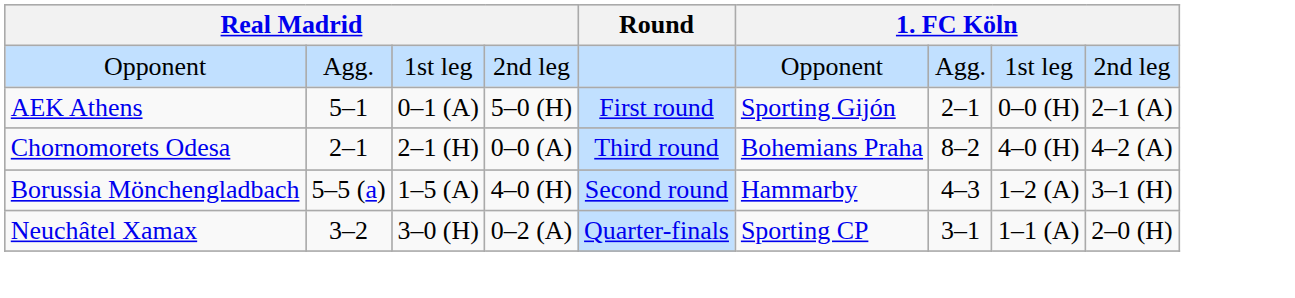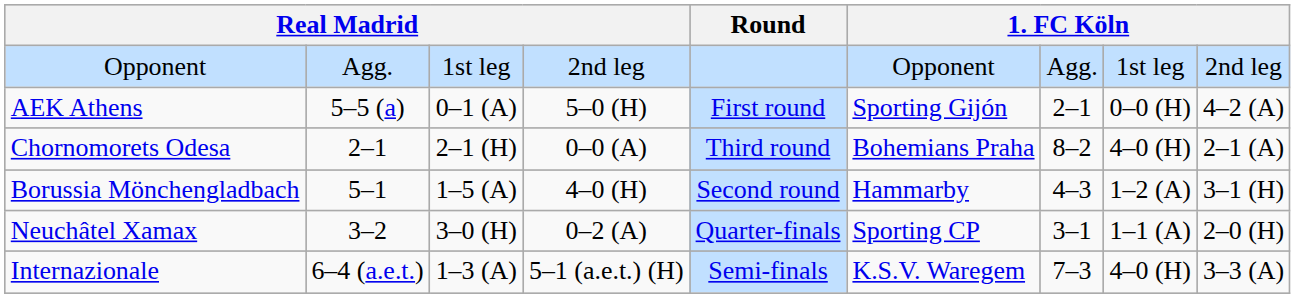(348, 107) 5–1 -> (368, 107) 5–5 (a)
(1132, 107) 2–1 (A) -> (1244, 107) 4–2 (A)
(1132, 148) 4–2 (A) -> (1244, 148) 2–1 (A)
(348, 189) 5–5 (a) -> (368, 189) 5–1
+ row: (85, 271)
